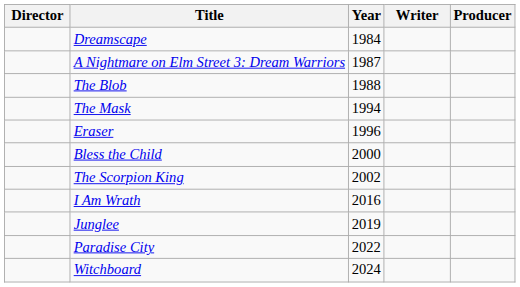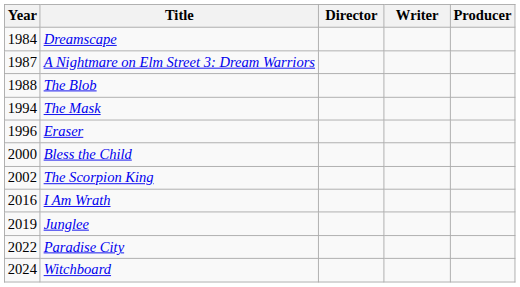columns swapped: (366, 16) <-> (37, 16)
